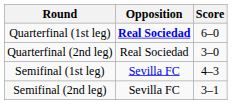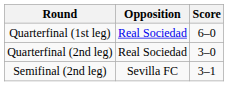(154, 33) bold -> (152, 33) normal
- row: (60, 71)
